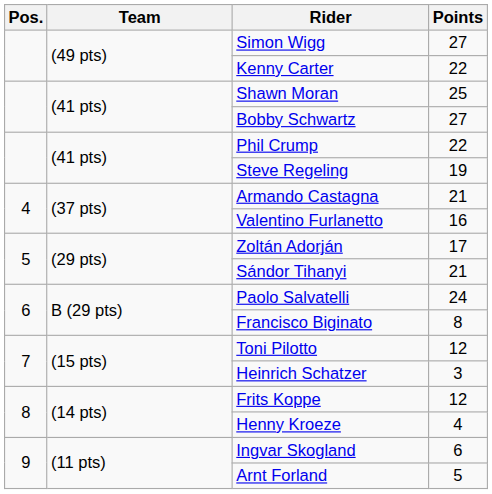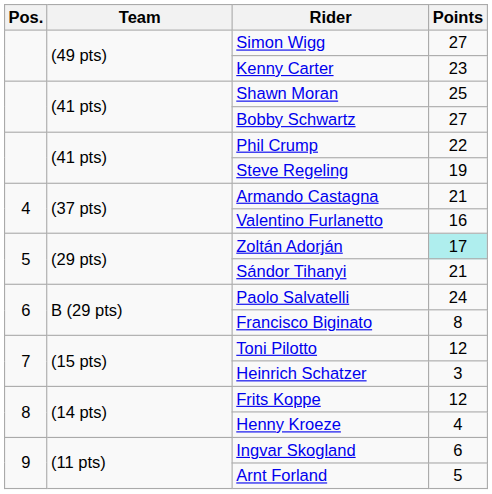(458, 68) 22 -> (458, 68) 23
(458, 246) no background -> (458, 246) paleturquoise background
